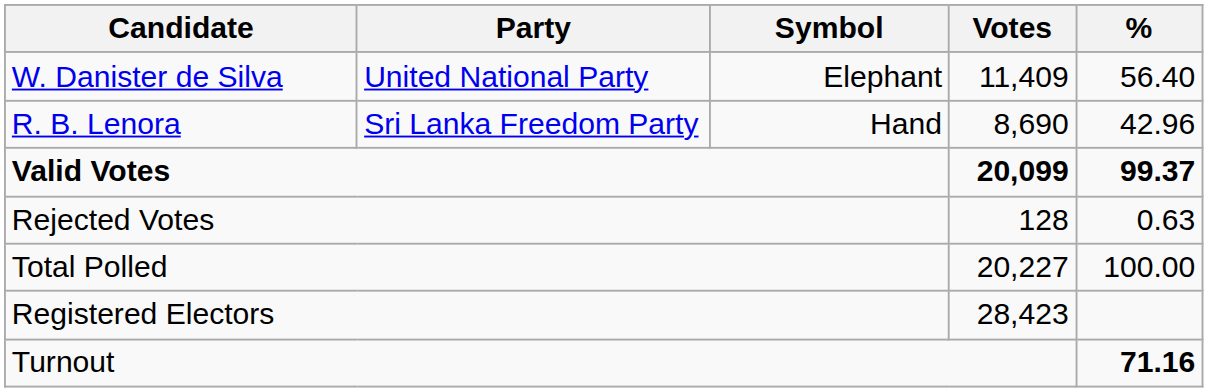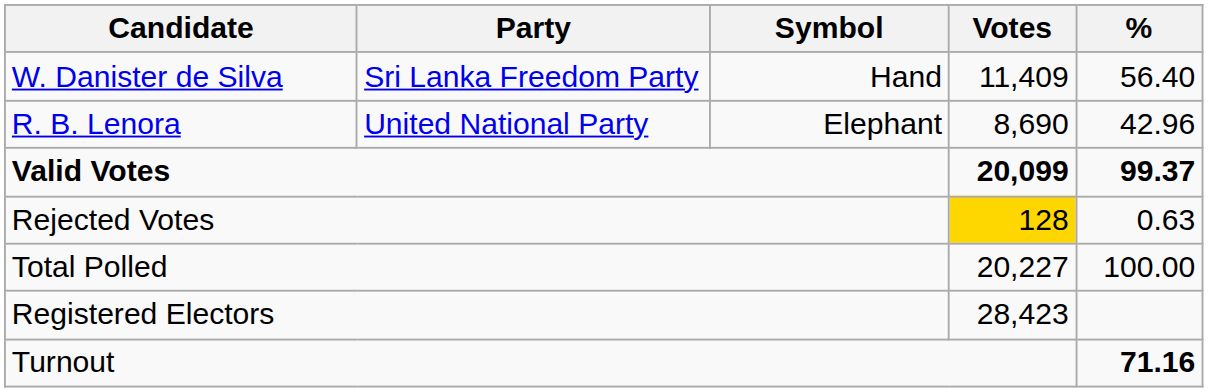(506, 76) United National Party -> (531, 76) Sri Lanka Freedom Party
(883, 76) Elephant -> (906, 76) Hand
(531, 123) Sri Lanka Freedom Party -> (506, 123) United National Party
(906, 123) Hand -> (883, 123) Elephant
(1044, 219) no background -> (1044, 219) gold background
